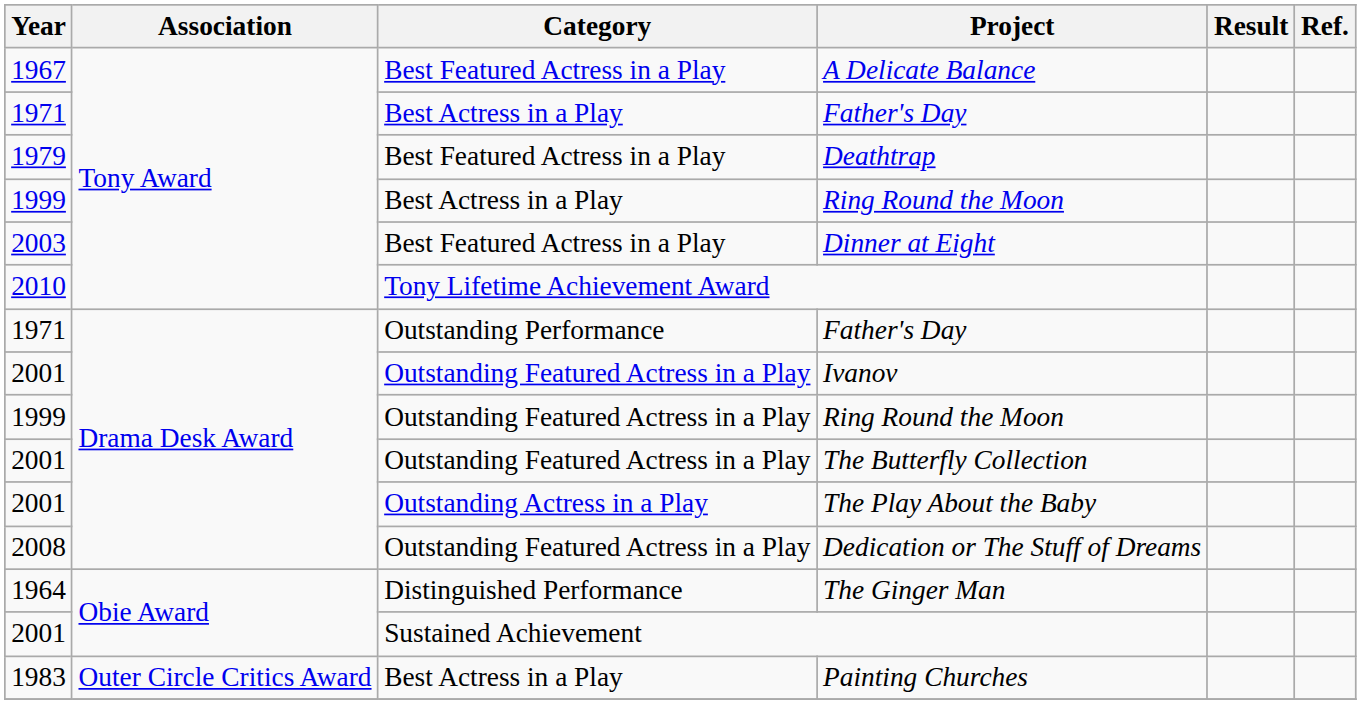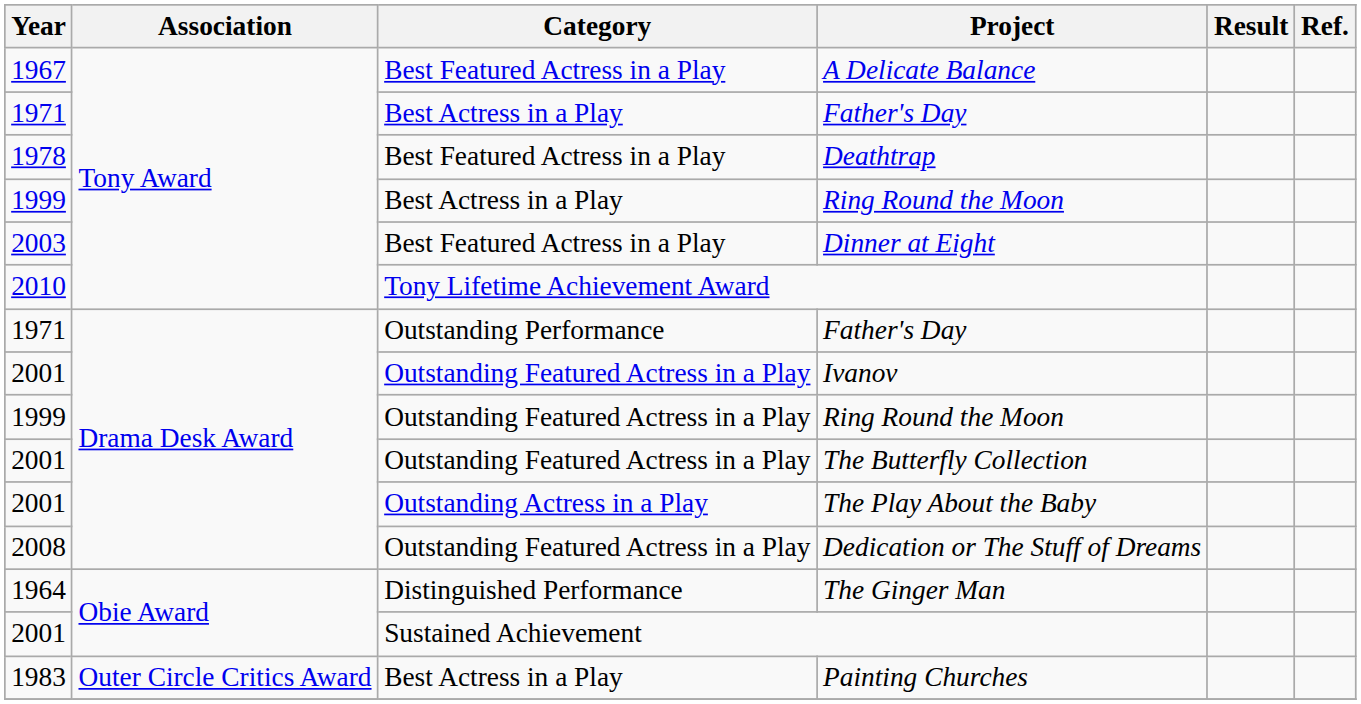(39, 156) 1979 -> (39, 156) 1978
